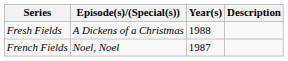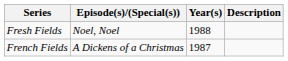(128, 30) A Dickens of a Christmas -> (96, 30) Noel, Noel
(96, 47) Noel, Noel -> (128, 47) A Dickens of a Christmas
